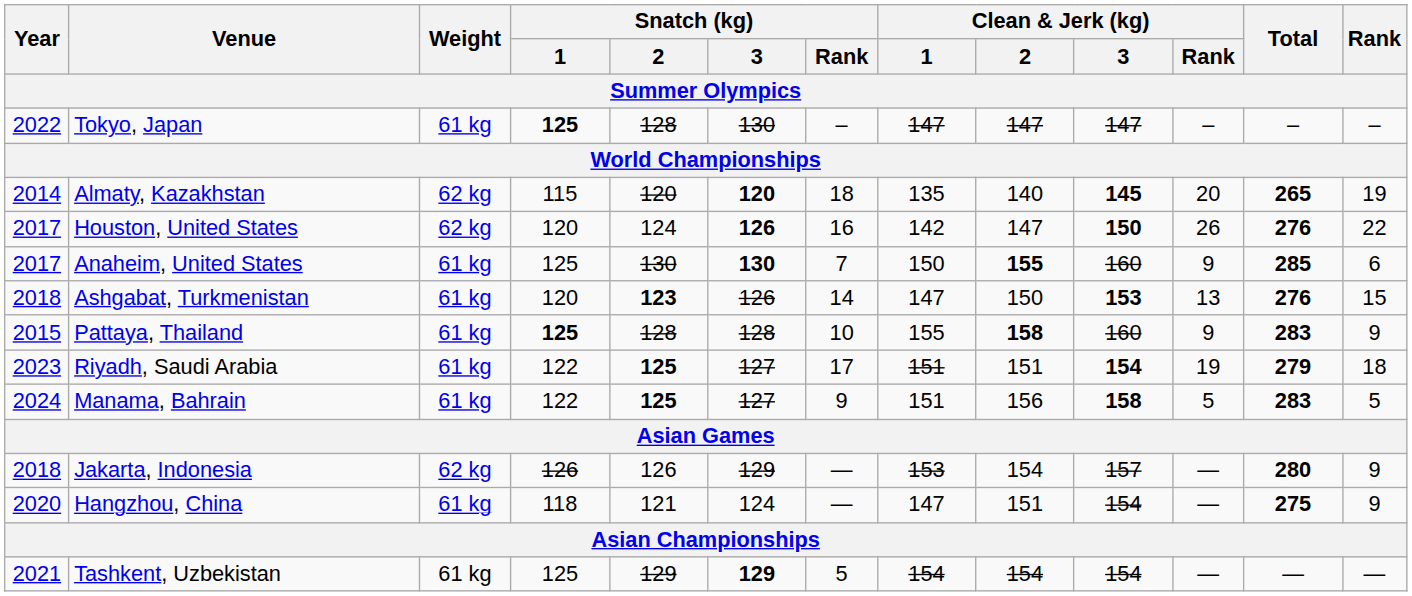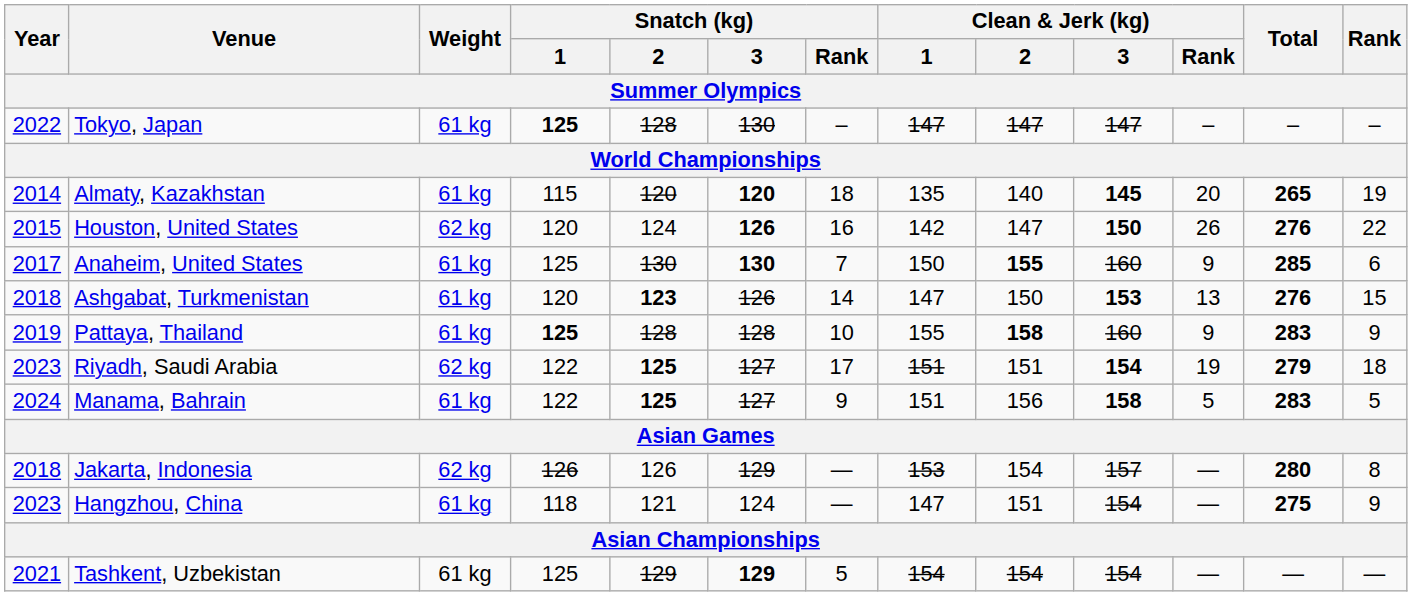(465, 194) 62 kg -> (465, 194) 61 kg
(37, 228) 2017 -> (37, 228) 2015
(37, 332) 2015 -> (37, 332) 2019
(465, 366) 61 kg -> (465, 366) 62 kg
(1374, 470) 9 -> (1374, 470) 8
(37, 504) 2020 -> (37, 504) 2023
